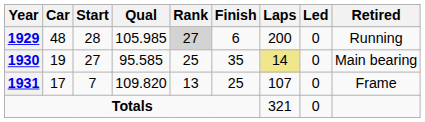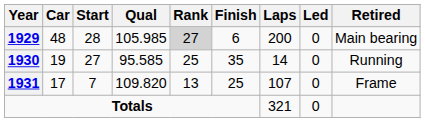(376, 38) Running -> (376, 38) Main bearing
(280, 60) khaki background -> (280, 60) no background
(376, 60) Main bearing -> (376, 60) Running
